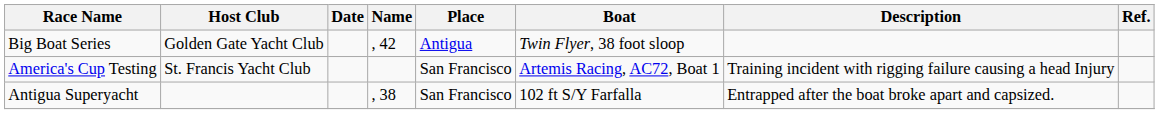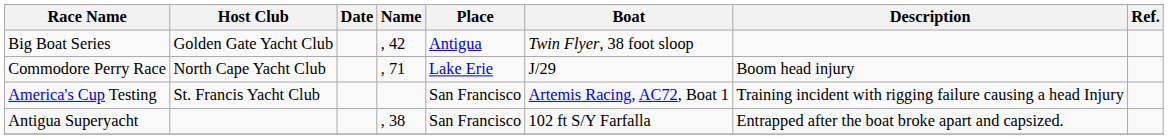+ row: (87, 69)
